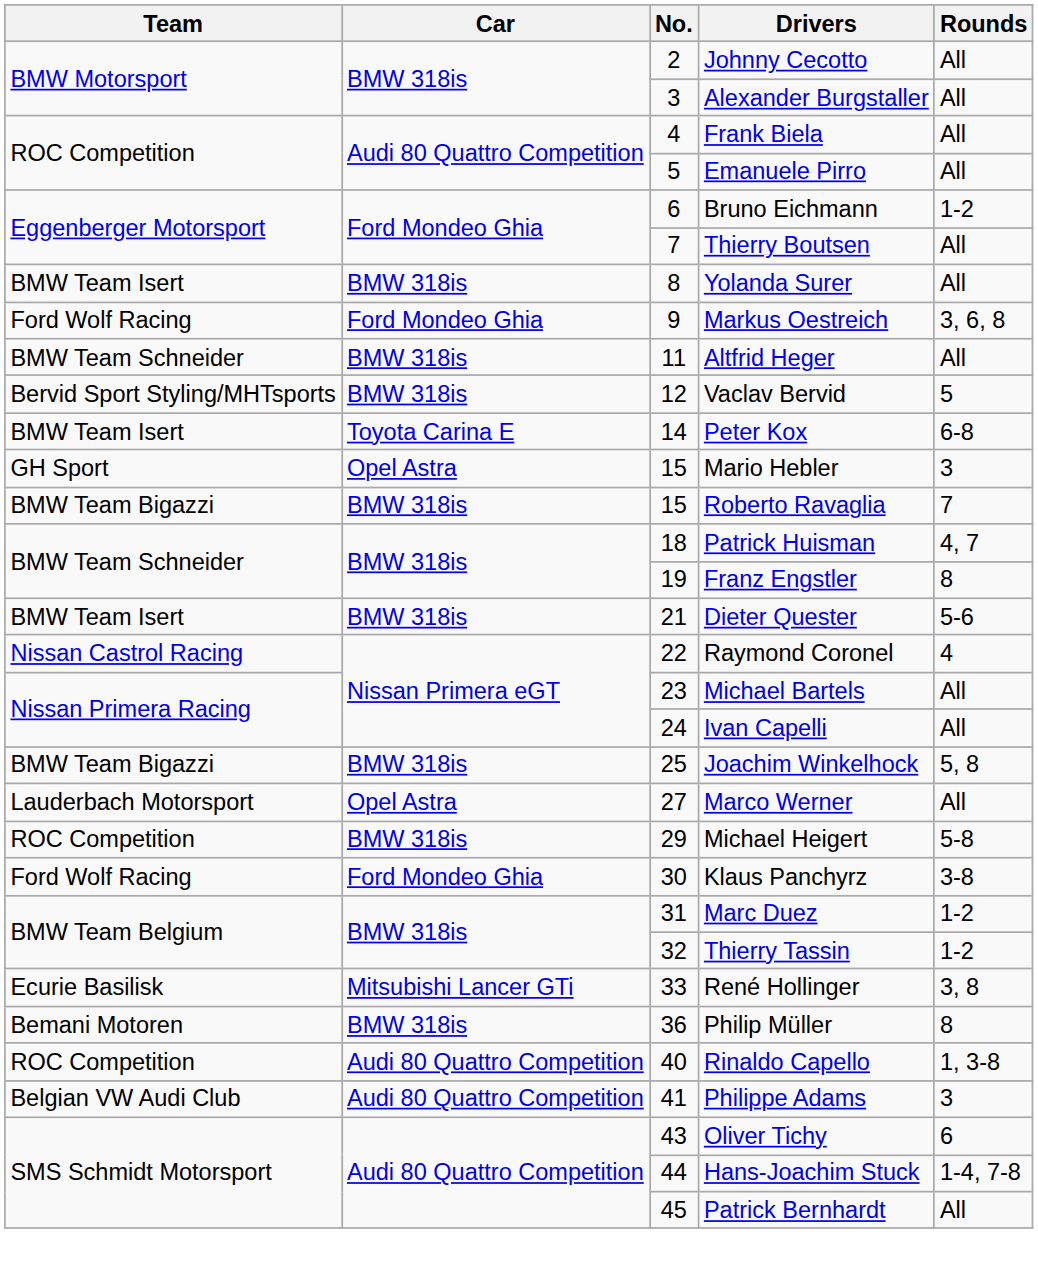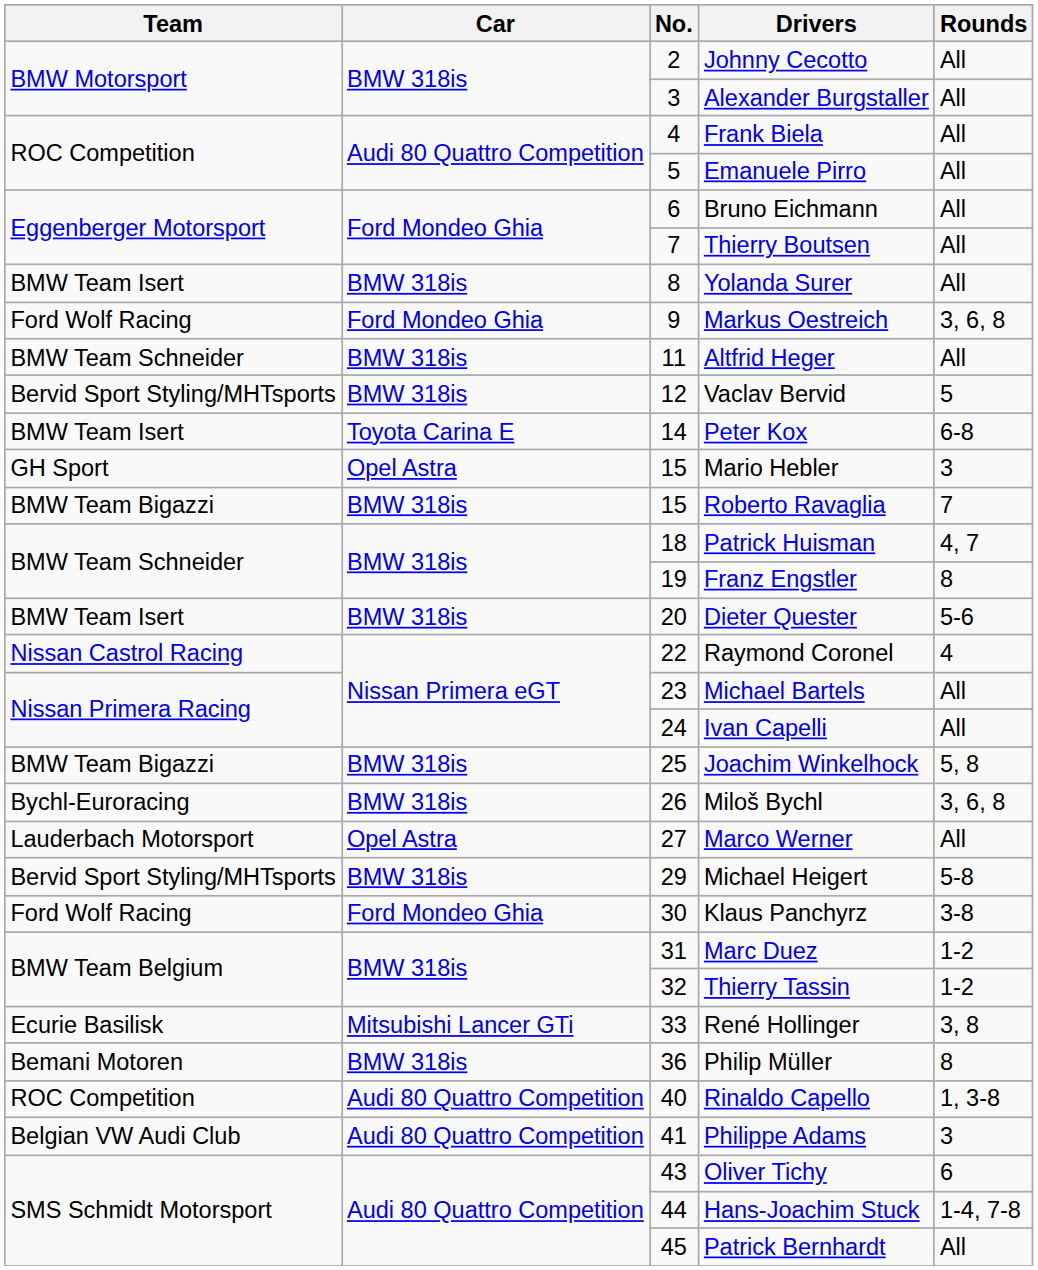(957, 208) 1-2 -> (953, 208) All
(674, 616) 21 -> (674, 616) 20
+ row: (763, 802)
(103, 839) ROC Competition -> (173, 876) Bervid Sport Styling/MHTsports
